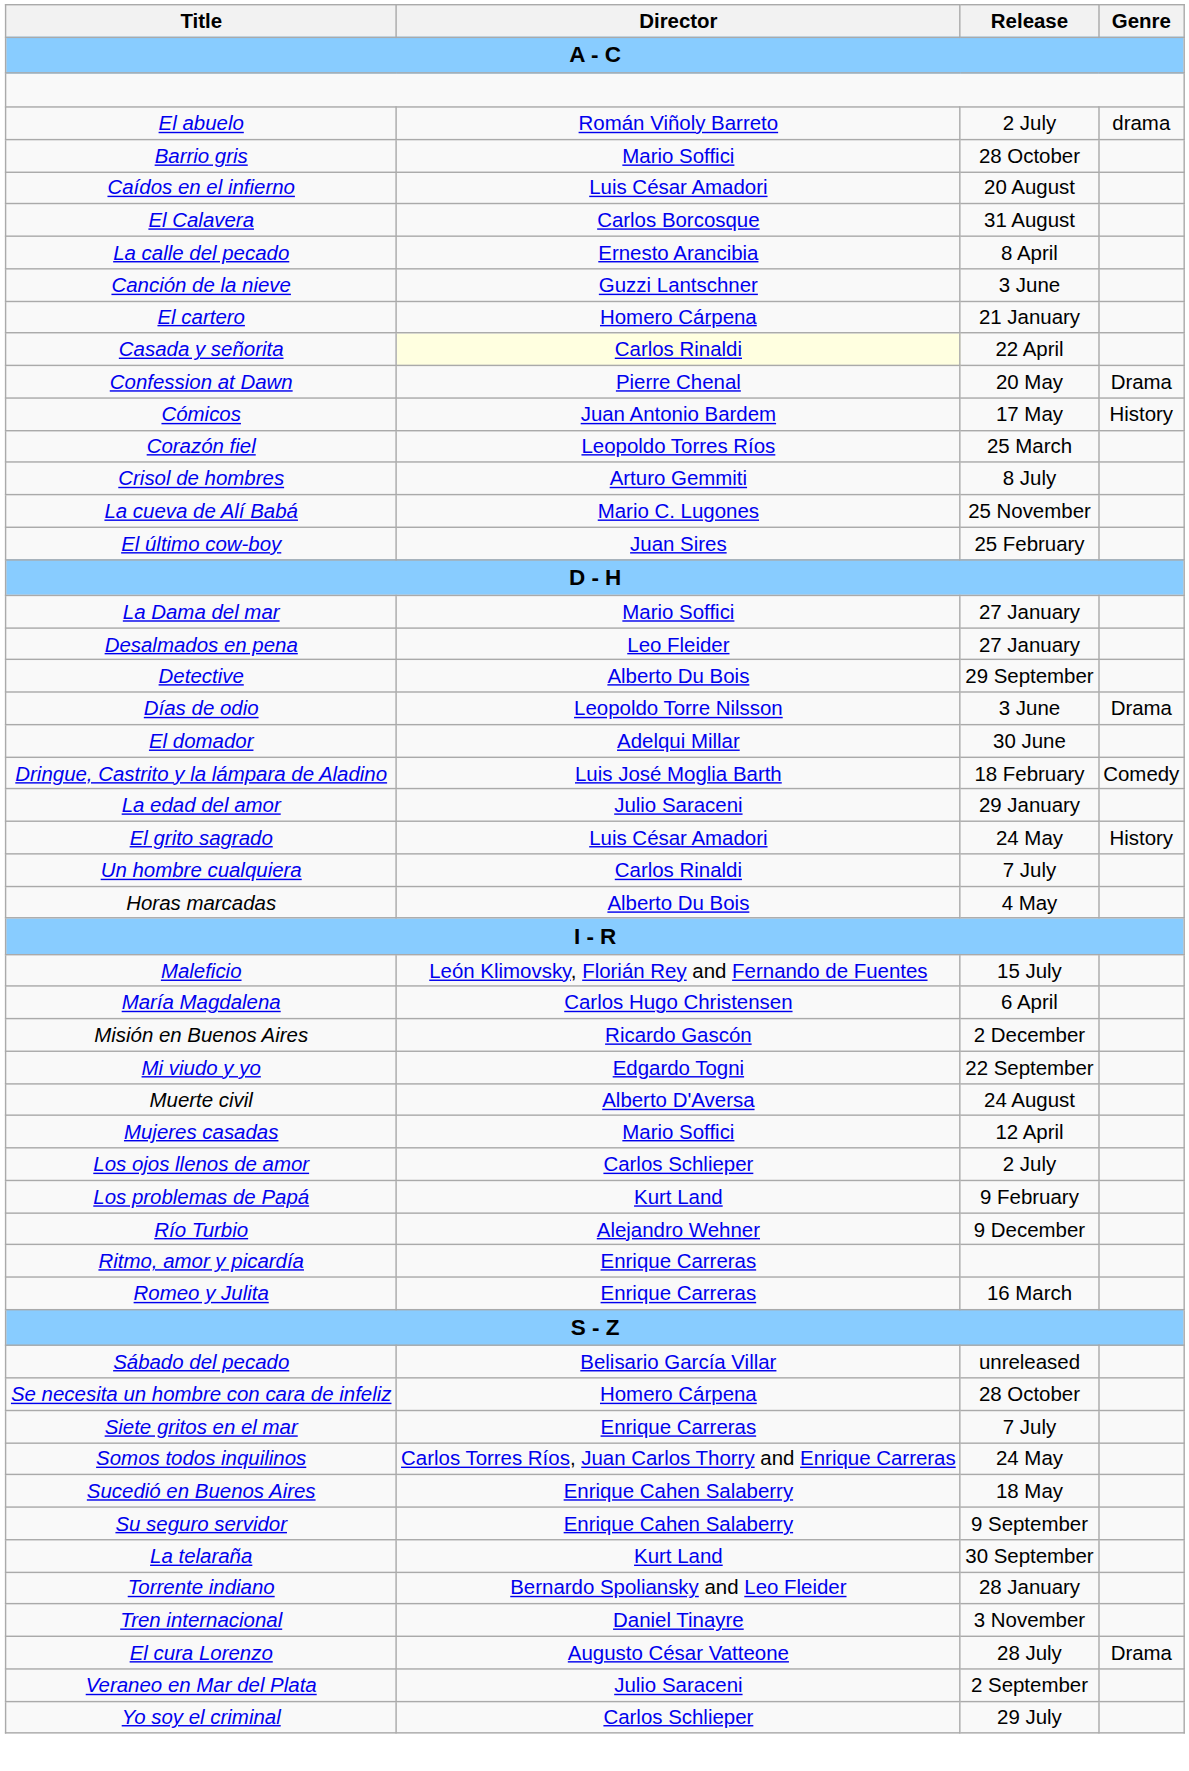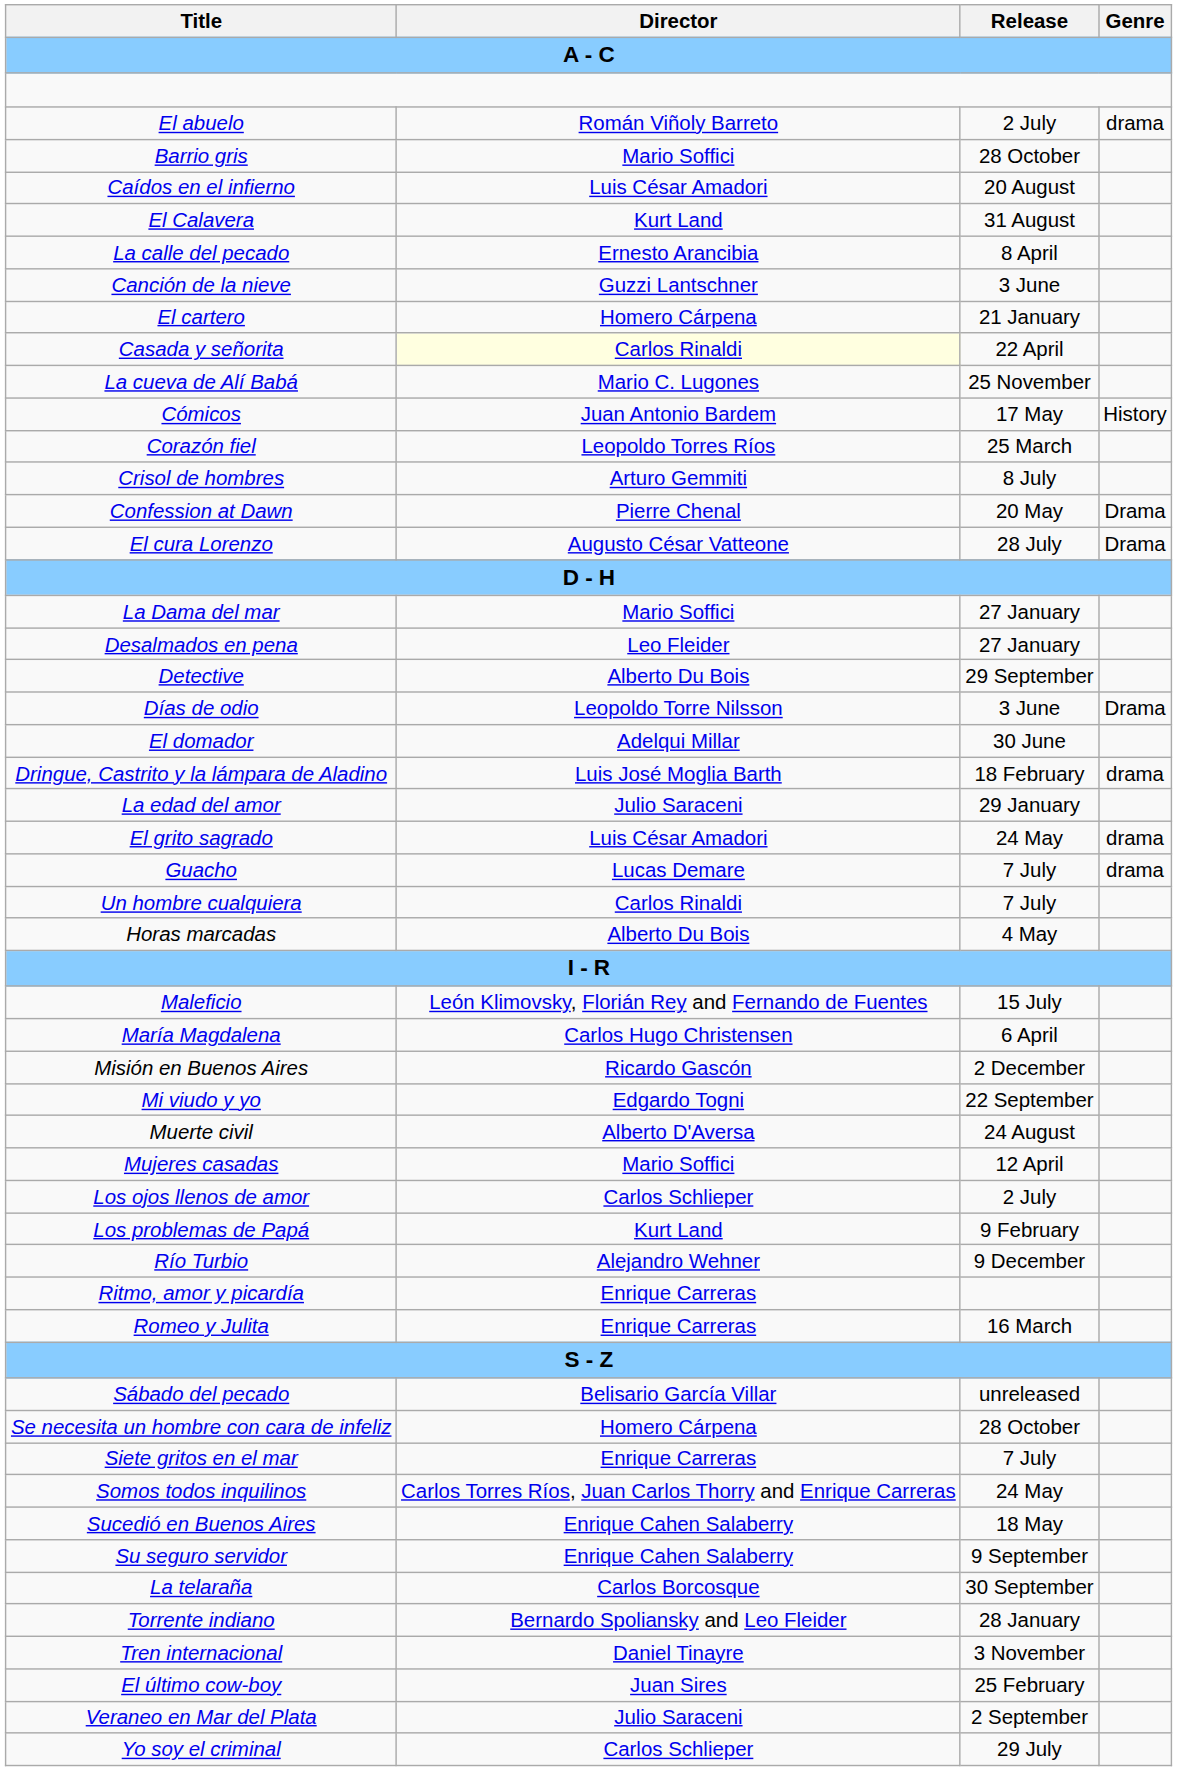(678, 220) Carlos Borcosque -> (678, 220) Kurt Land
rows swapped: (201, 382) <-> (201, 511)
rows swapped: (201, 1653) <-> (201, 544)
(1141, 773) Comedy -> (1135, 773) drama
(1141, 838) History -> (1135, 838) drama
+ row: (201, 870)
(678, 1556) Kurt Land -> (678, 1588) Carlos Borcosque
